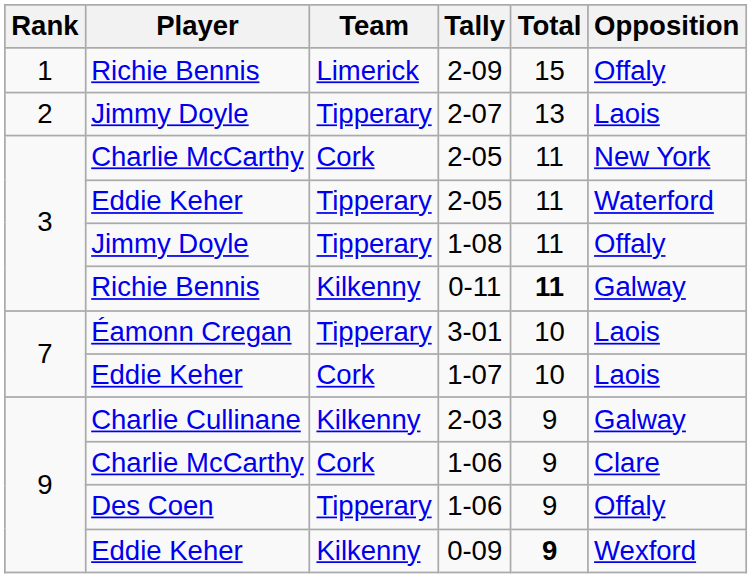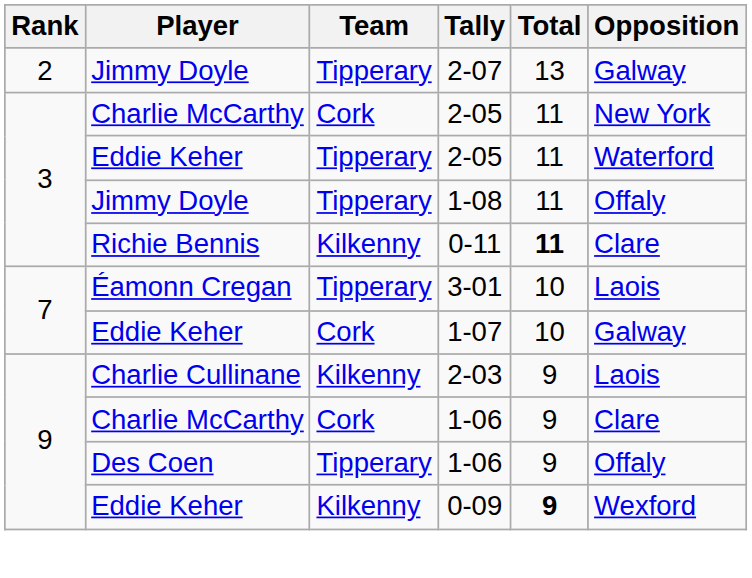- row: (175, 69)
(627, 113) Laois -> (640, 69) Galway
(640, 288) Galway -> (627, 244) Clare
(627, 375) Laois -> (640, 331) Galway
(640, 419) Galway -> (627, 375) Laois
